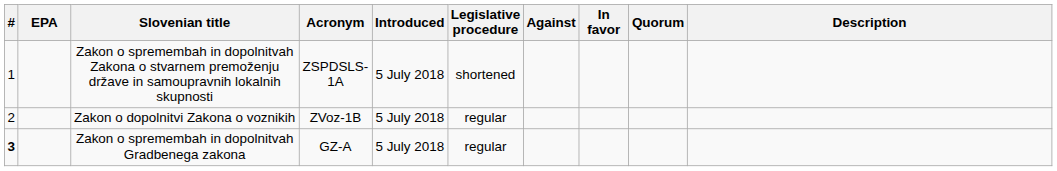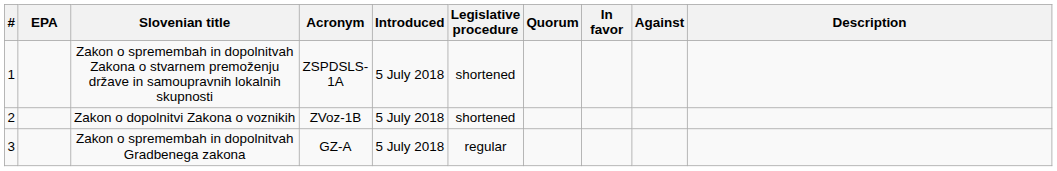columns swapped: (658, 22) <-> (551, 22)
(485, 118) regular -> (485, 118) shortened
(11, 147) bold -> (11, 147) normal
